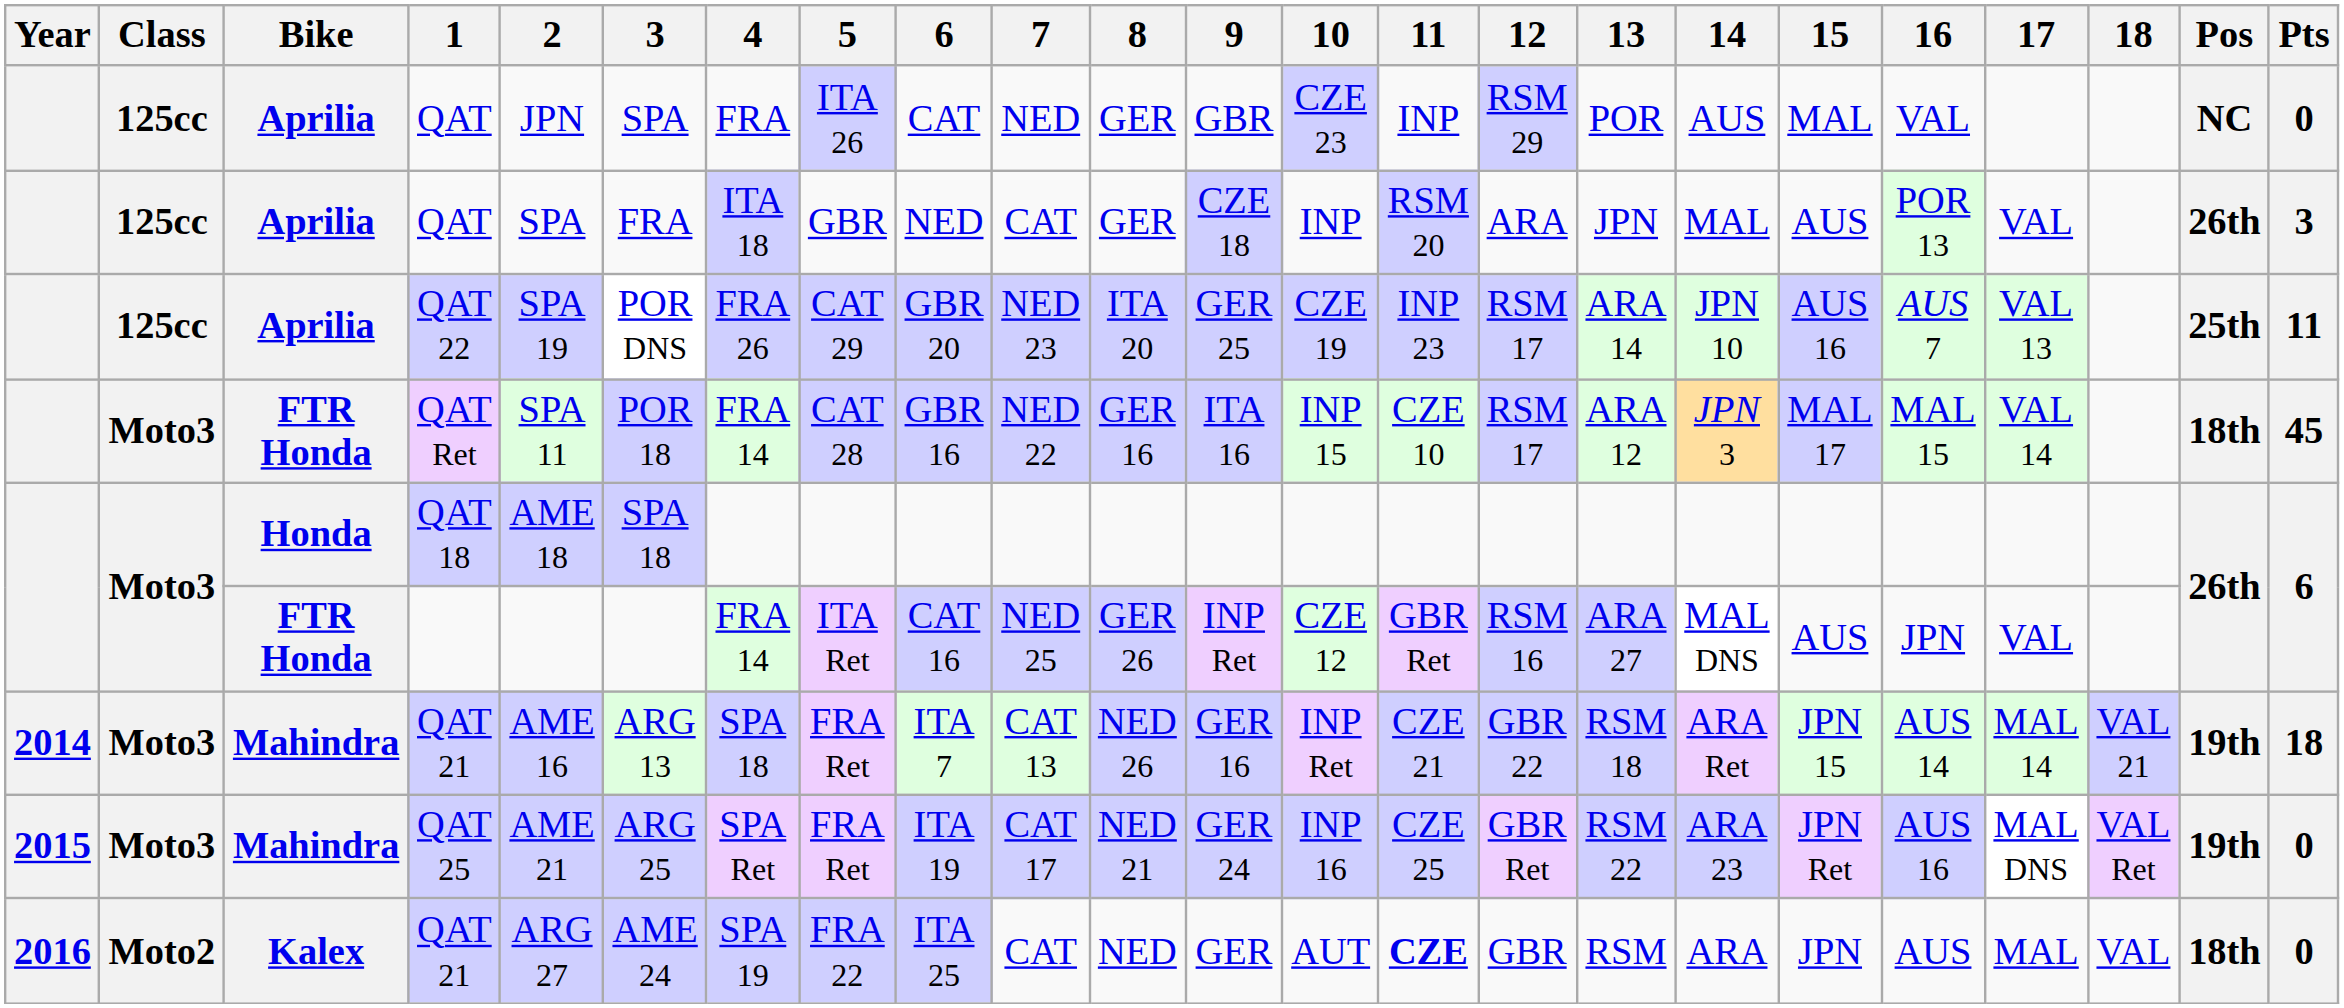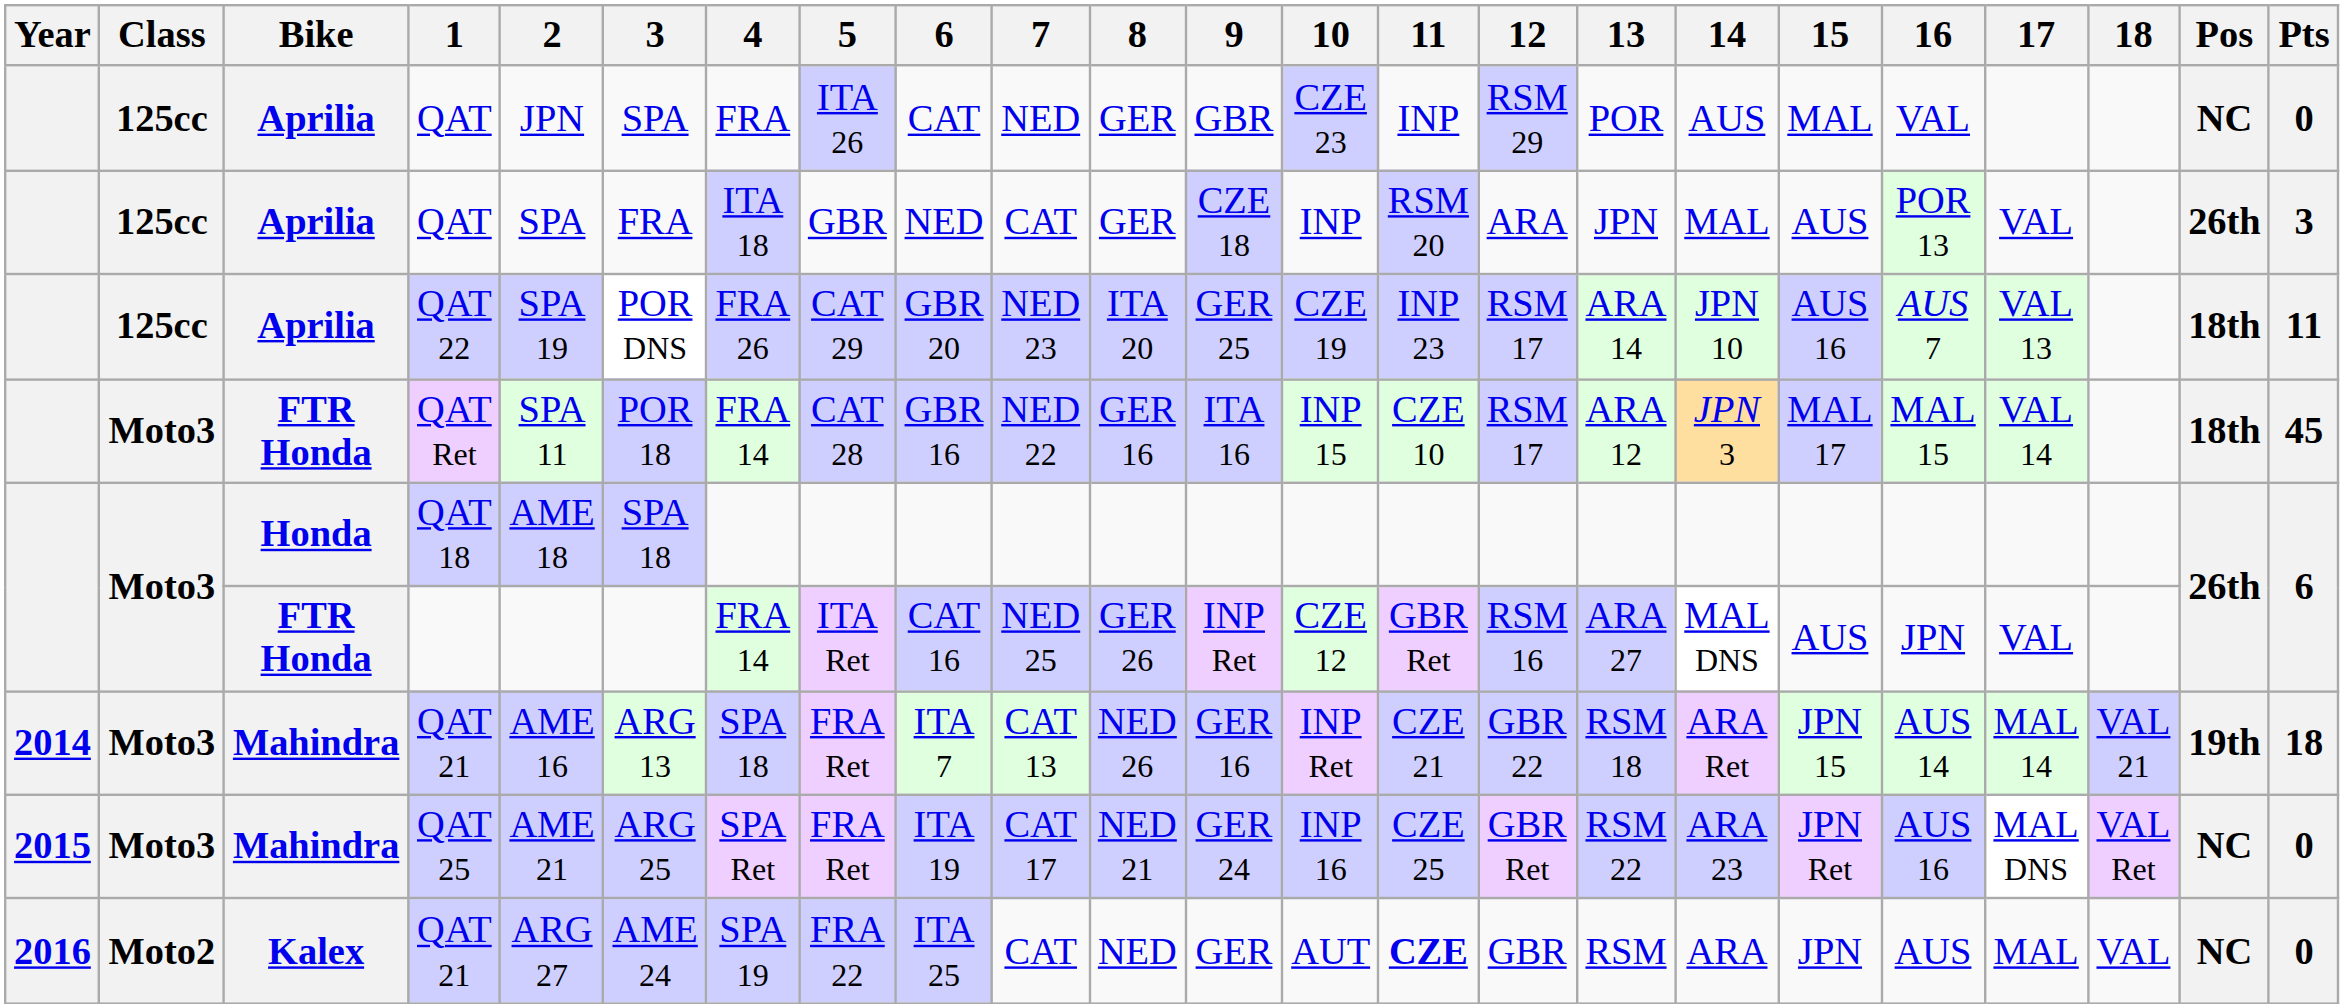(2224, 325) 25th -> (2224, 325) 18th
(2224, 846) 19th -> (2224, 846) NC
(2224, 950) 18th -> (2224, 950) NC
